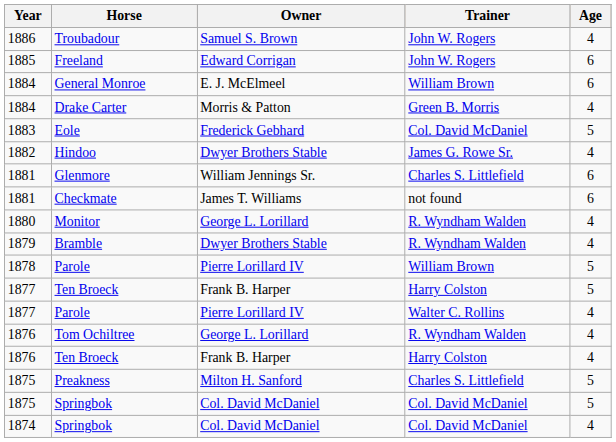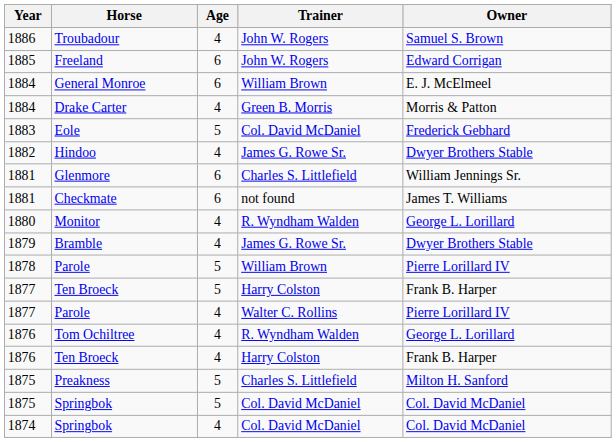columns swapped: (590, 16) <-> (301, 16)
(467, 244) R. Wyndham Walden -> (294, 244) James G. Rowe Sr.
